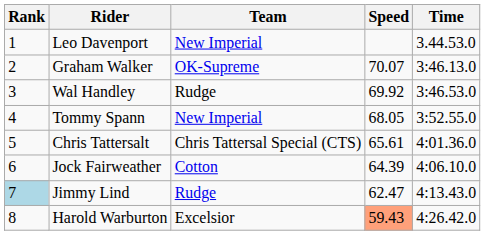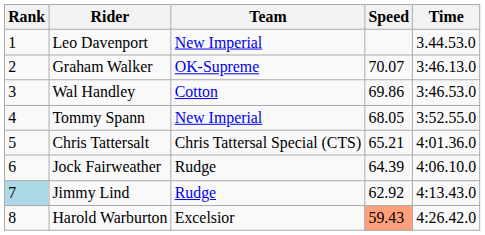(195, 92) Rudge -> (196, 92) Cotton
(386, 92) 69.92 -> (386, 92) 69.86
(386, 142) 65.61 -> (386, 142) 65.21
(196, 167) Cotton -> (195, 167) Rudge
(386, 192) 62.47 -> (386, 192) 62.92
